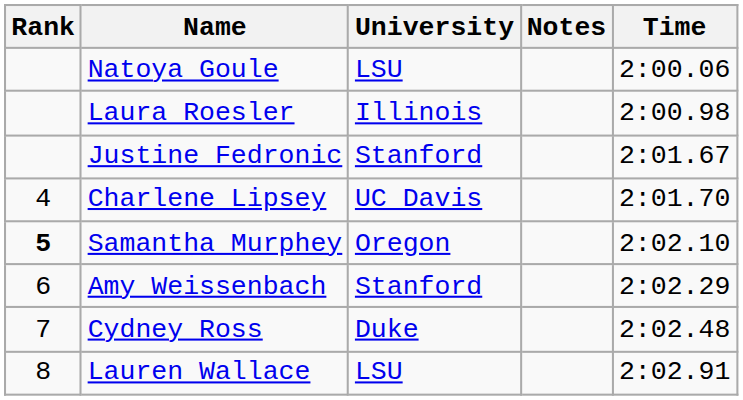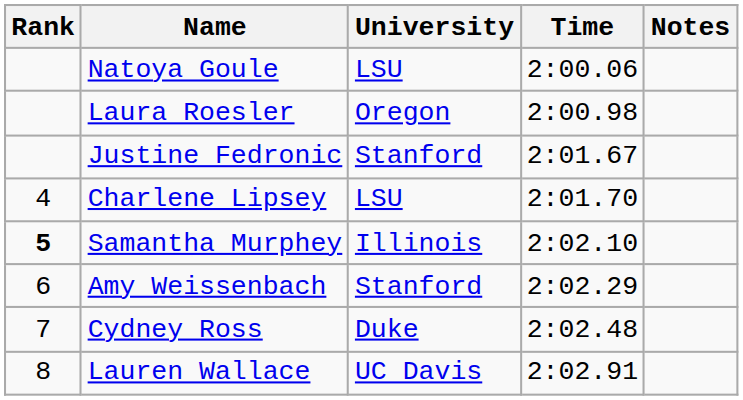columns swapped: (675, 27) <-> (566, 27)
(419, 113) Illinois -> (403, 113) Oregon
(419, 200) UC Davis -> (379, 200) LSU
(403, 243) Oregon -> (419, 243) Illinois
(379, 372) LSU -> (419, 372) UC Davis
